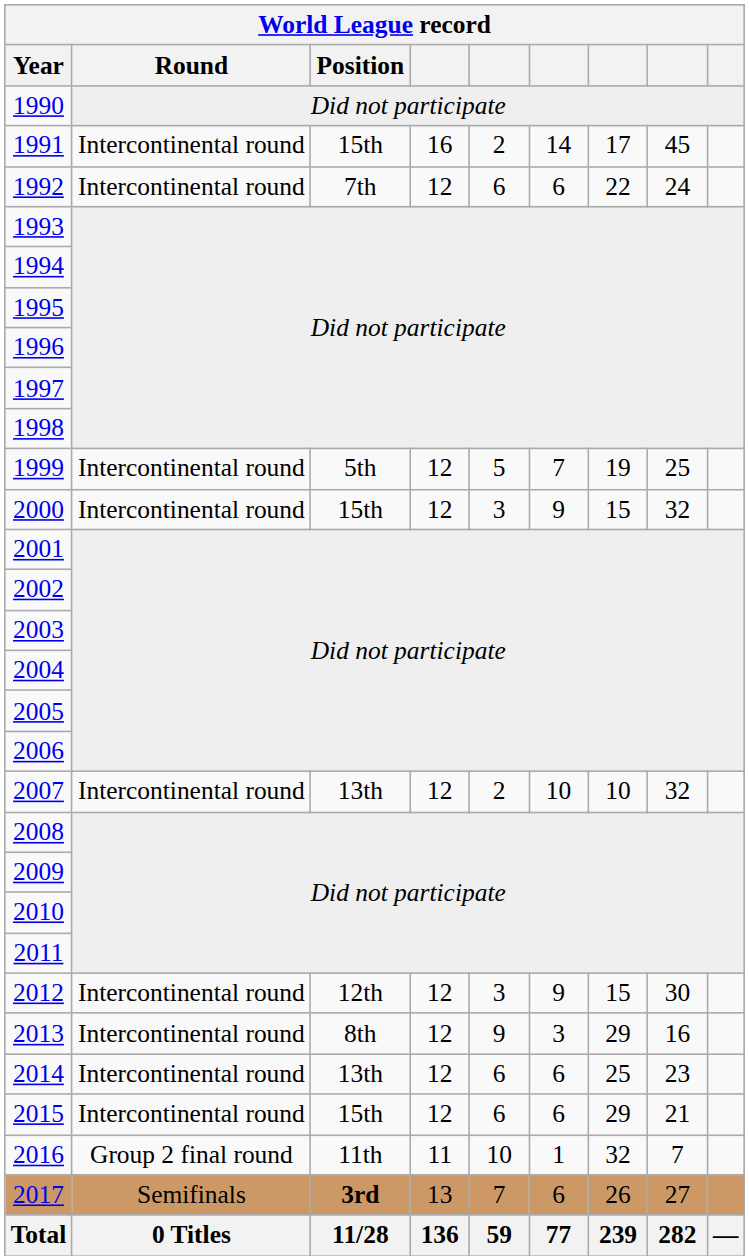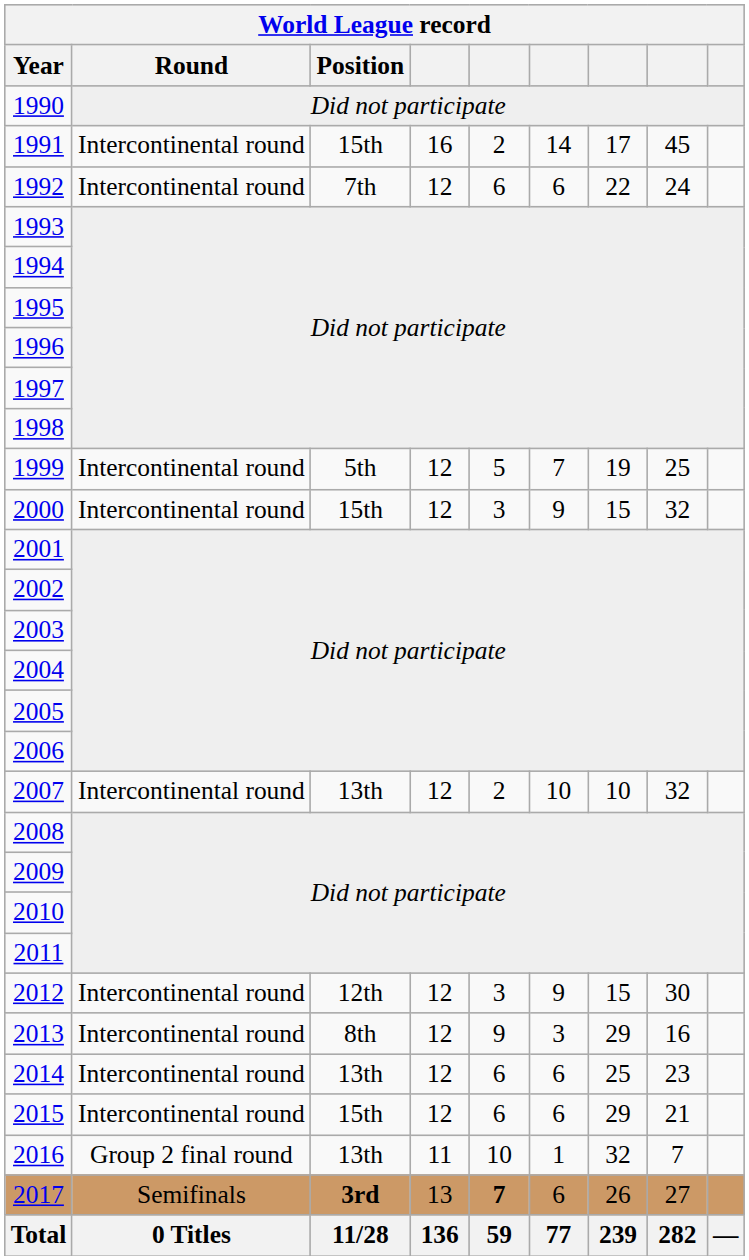(360, 1154) 11th -> (360, 1154) 13th
(499, 1194) normal -> (499, 1194) bold
